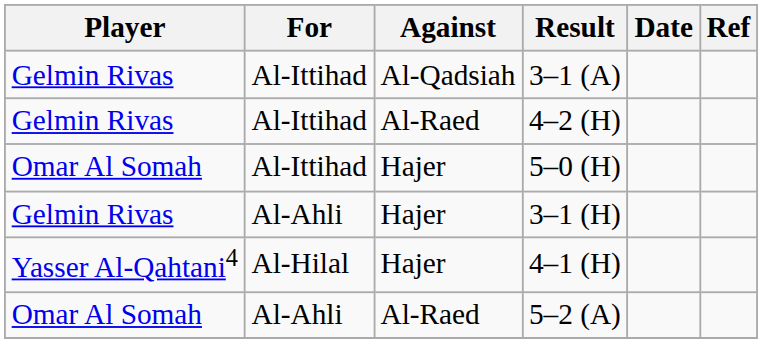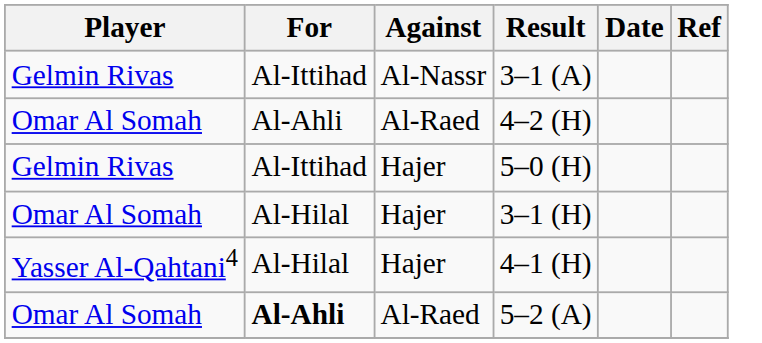(448, 74) Al-Qadsiah -> (433, 74) Al-Nassr
(93, 120) Gelmin Rivas -> (107, 120) Omar Al Somah
(309, 120) Al-Ittihad -> (297, 120) Al-Ahli
(107, 167) Omar Al Somah -> (93, 167) Gelmin Rivas
(93, 213) Gelmin Rivas -> (107, 213) Omar Al Somah
(297, 213) Al-Ahli -> (300, 213) Al-Hilal
(297, 314) normal -> (298, 314) bold
